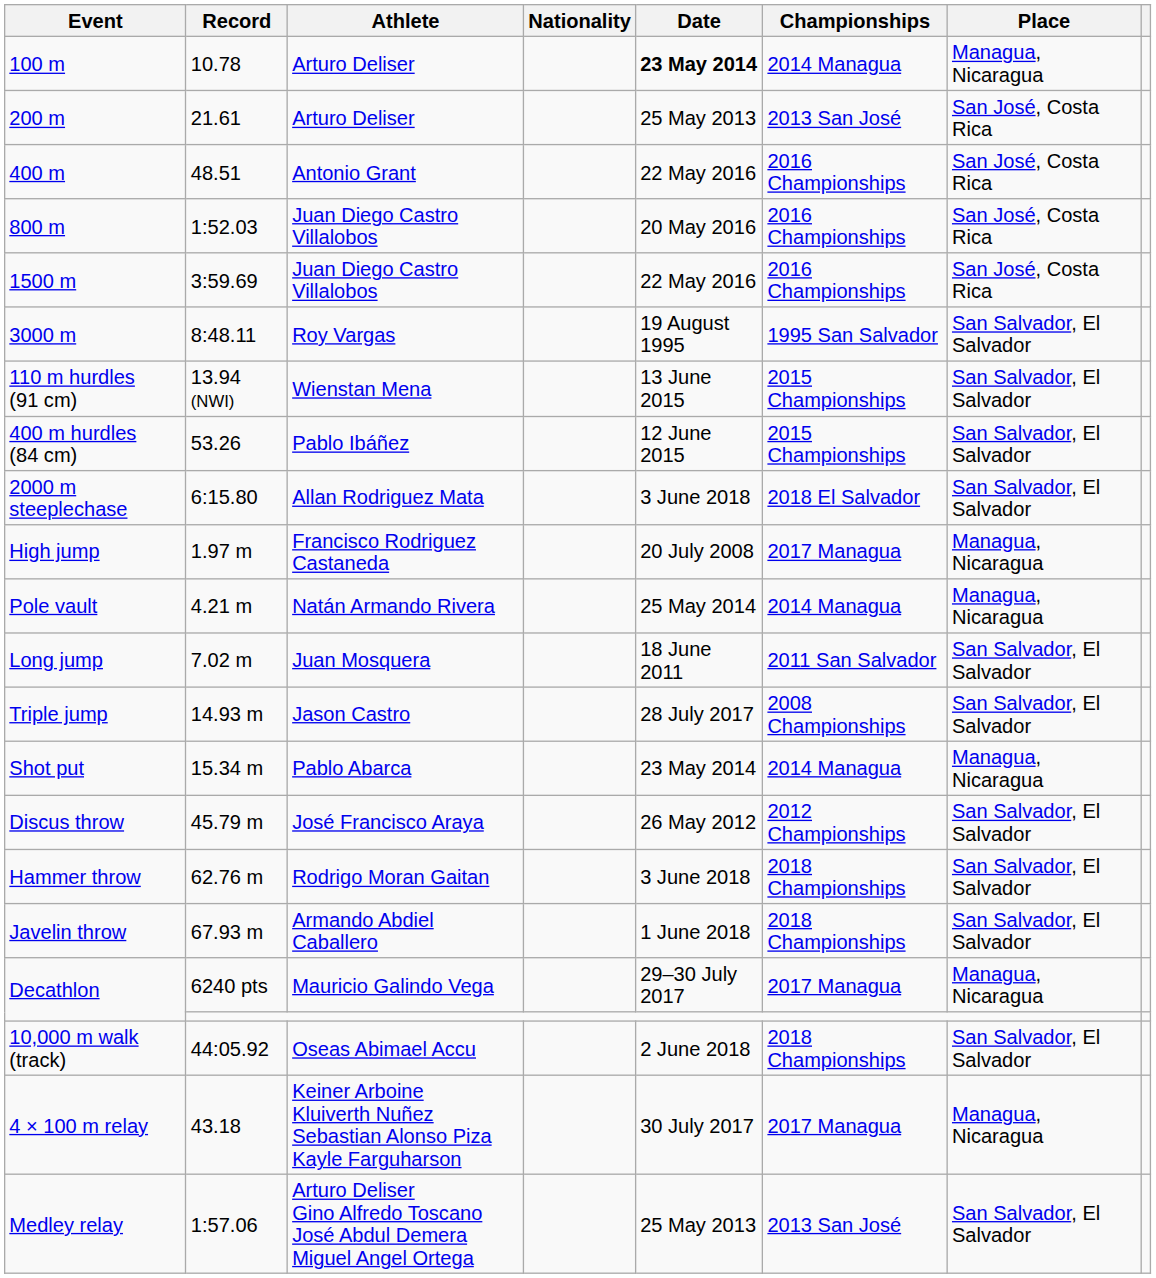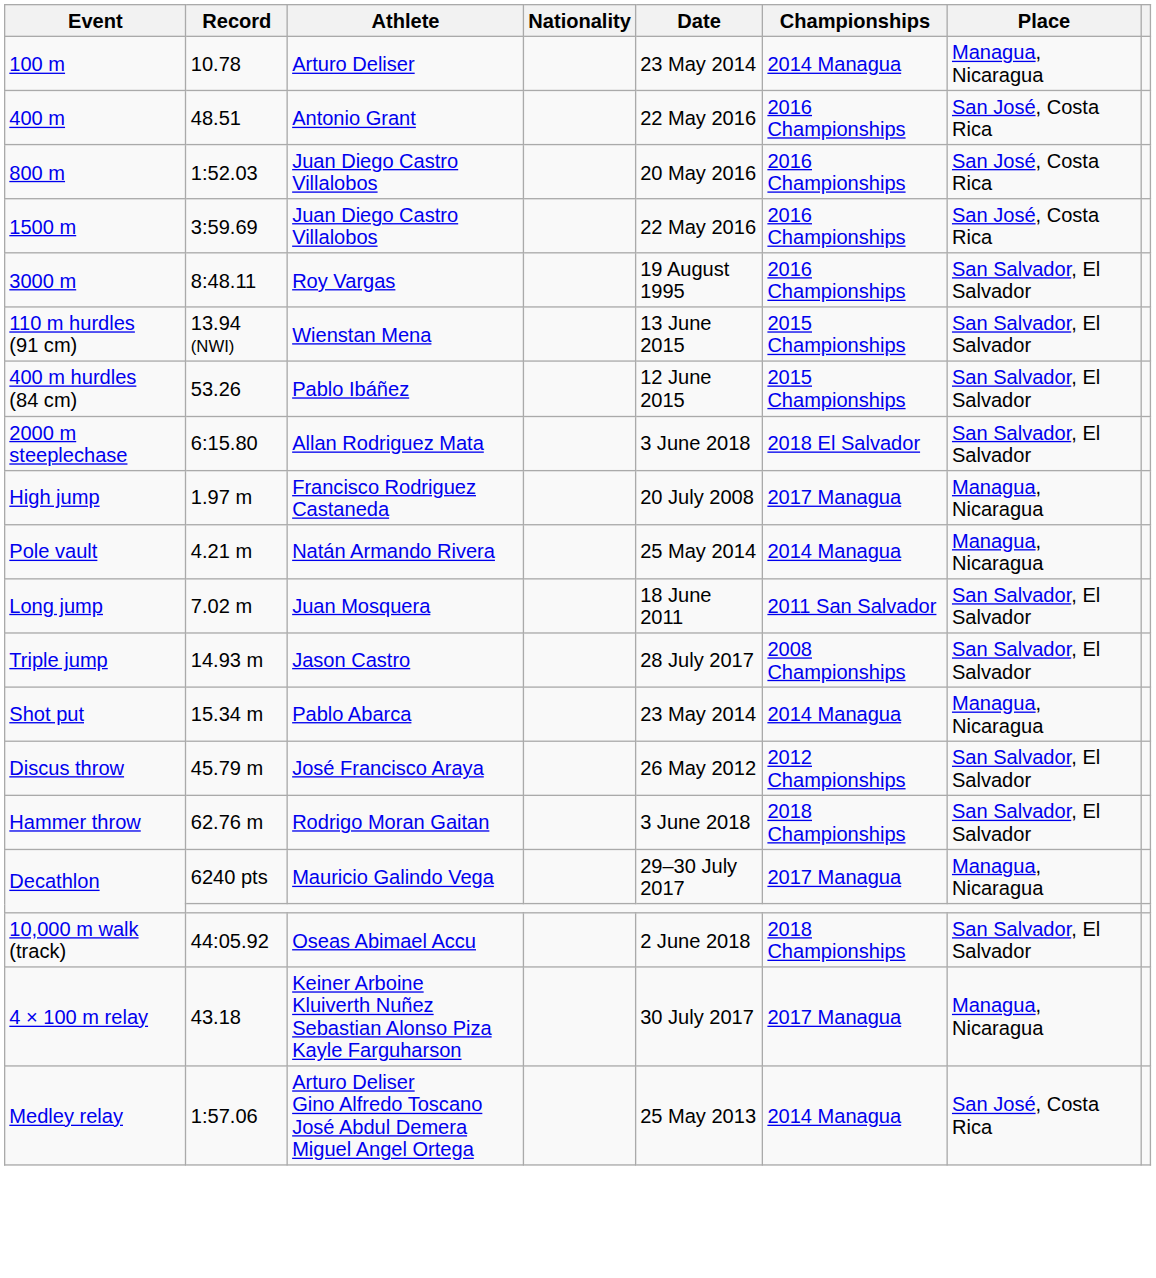(699, 64) bold -> (698, 64) normal
- row: (37, 118)
(853, 335) 1995 San Salvador -> (836, 281) 2016 Championships
- row: (68, 931)
(834, 1224) 2013 San José -> (834, 1116) 2014 Managua
(1026, 1224) San Salvador, El Salvador -> (1026, 1116) San José, Costa Rica
